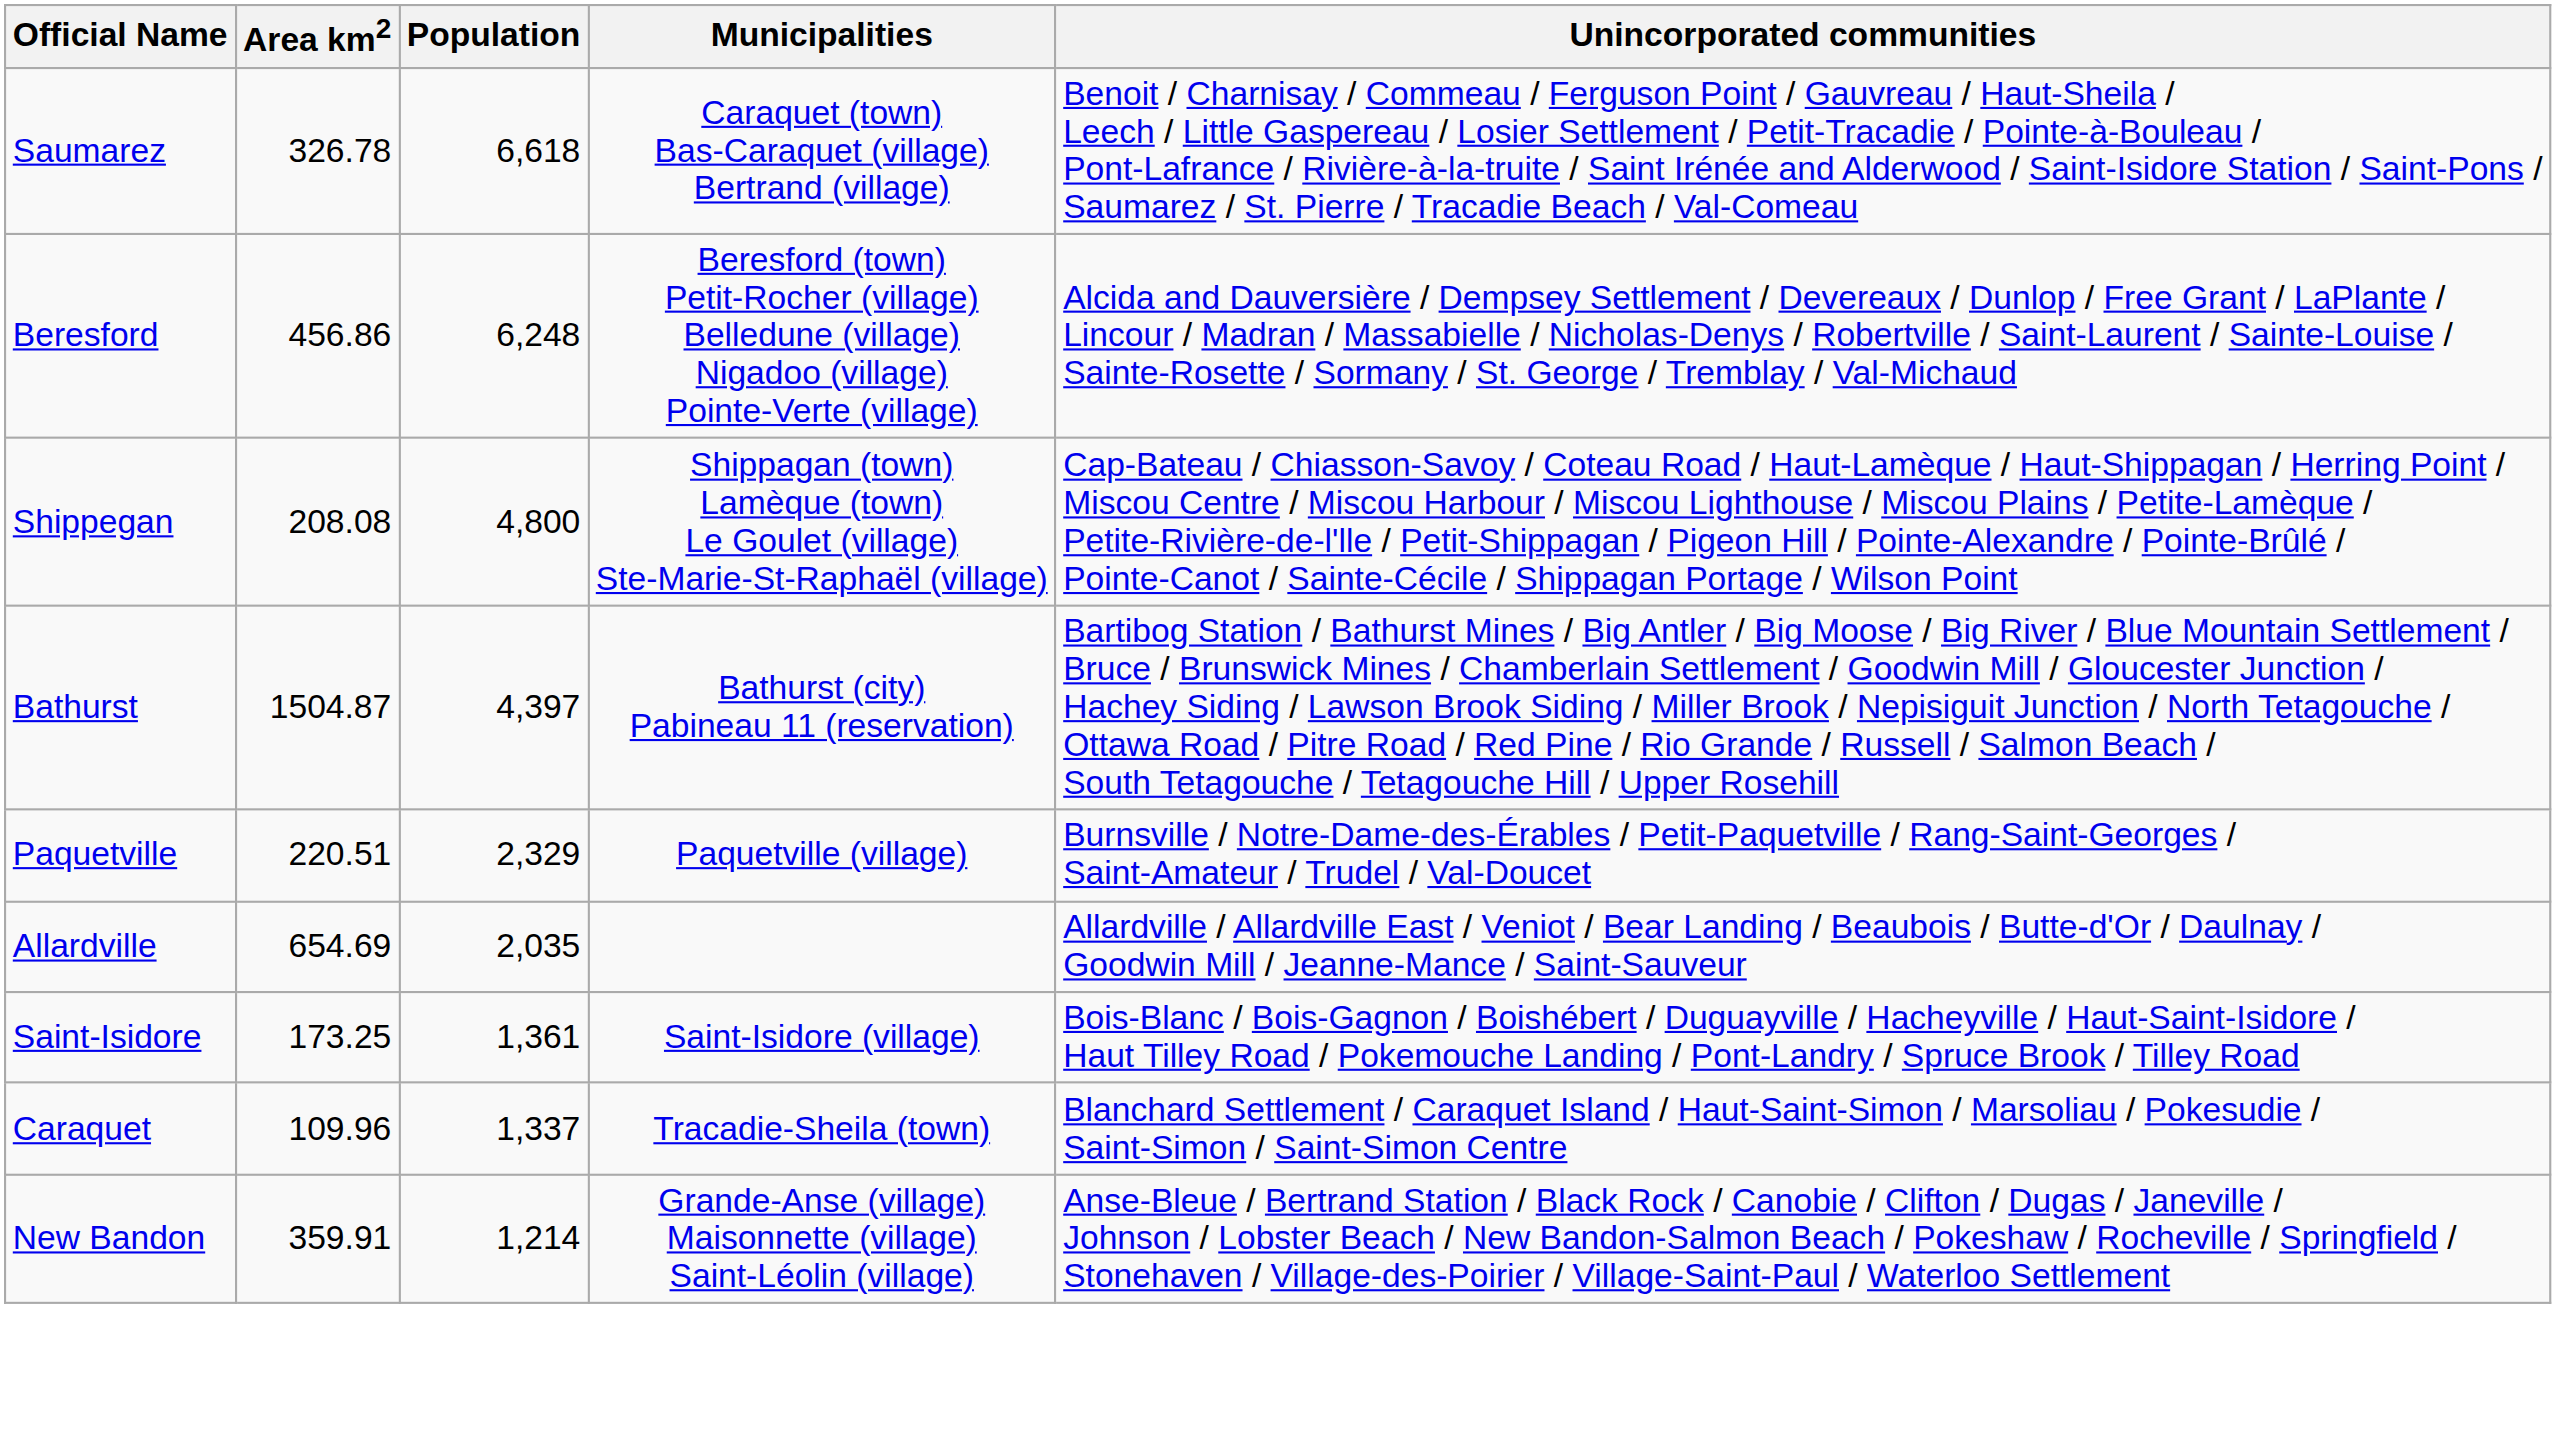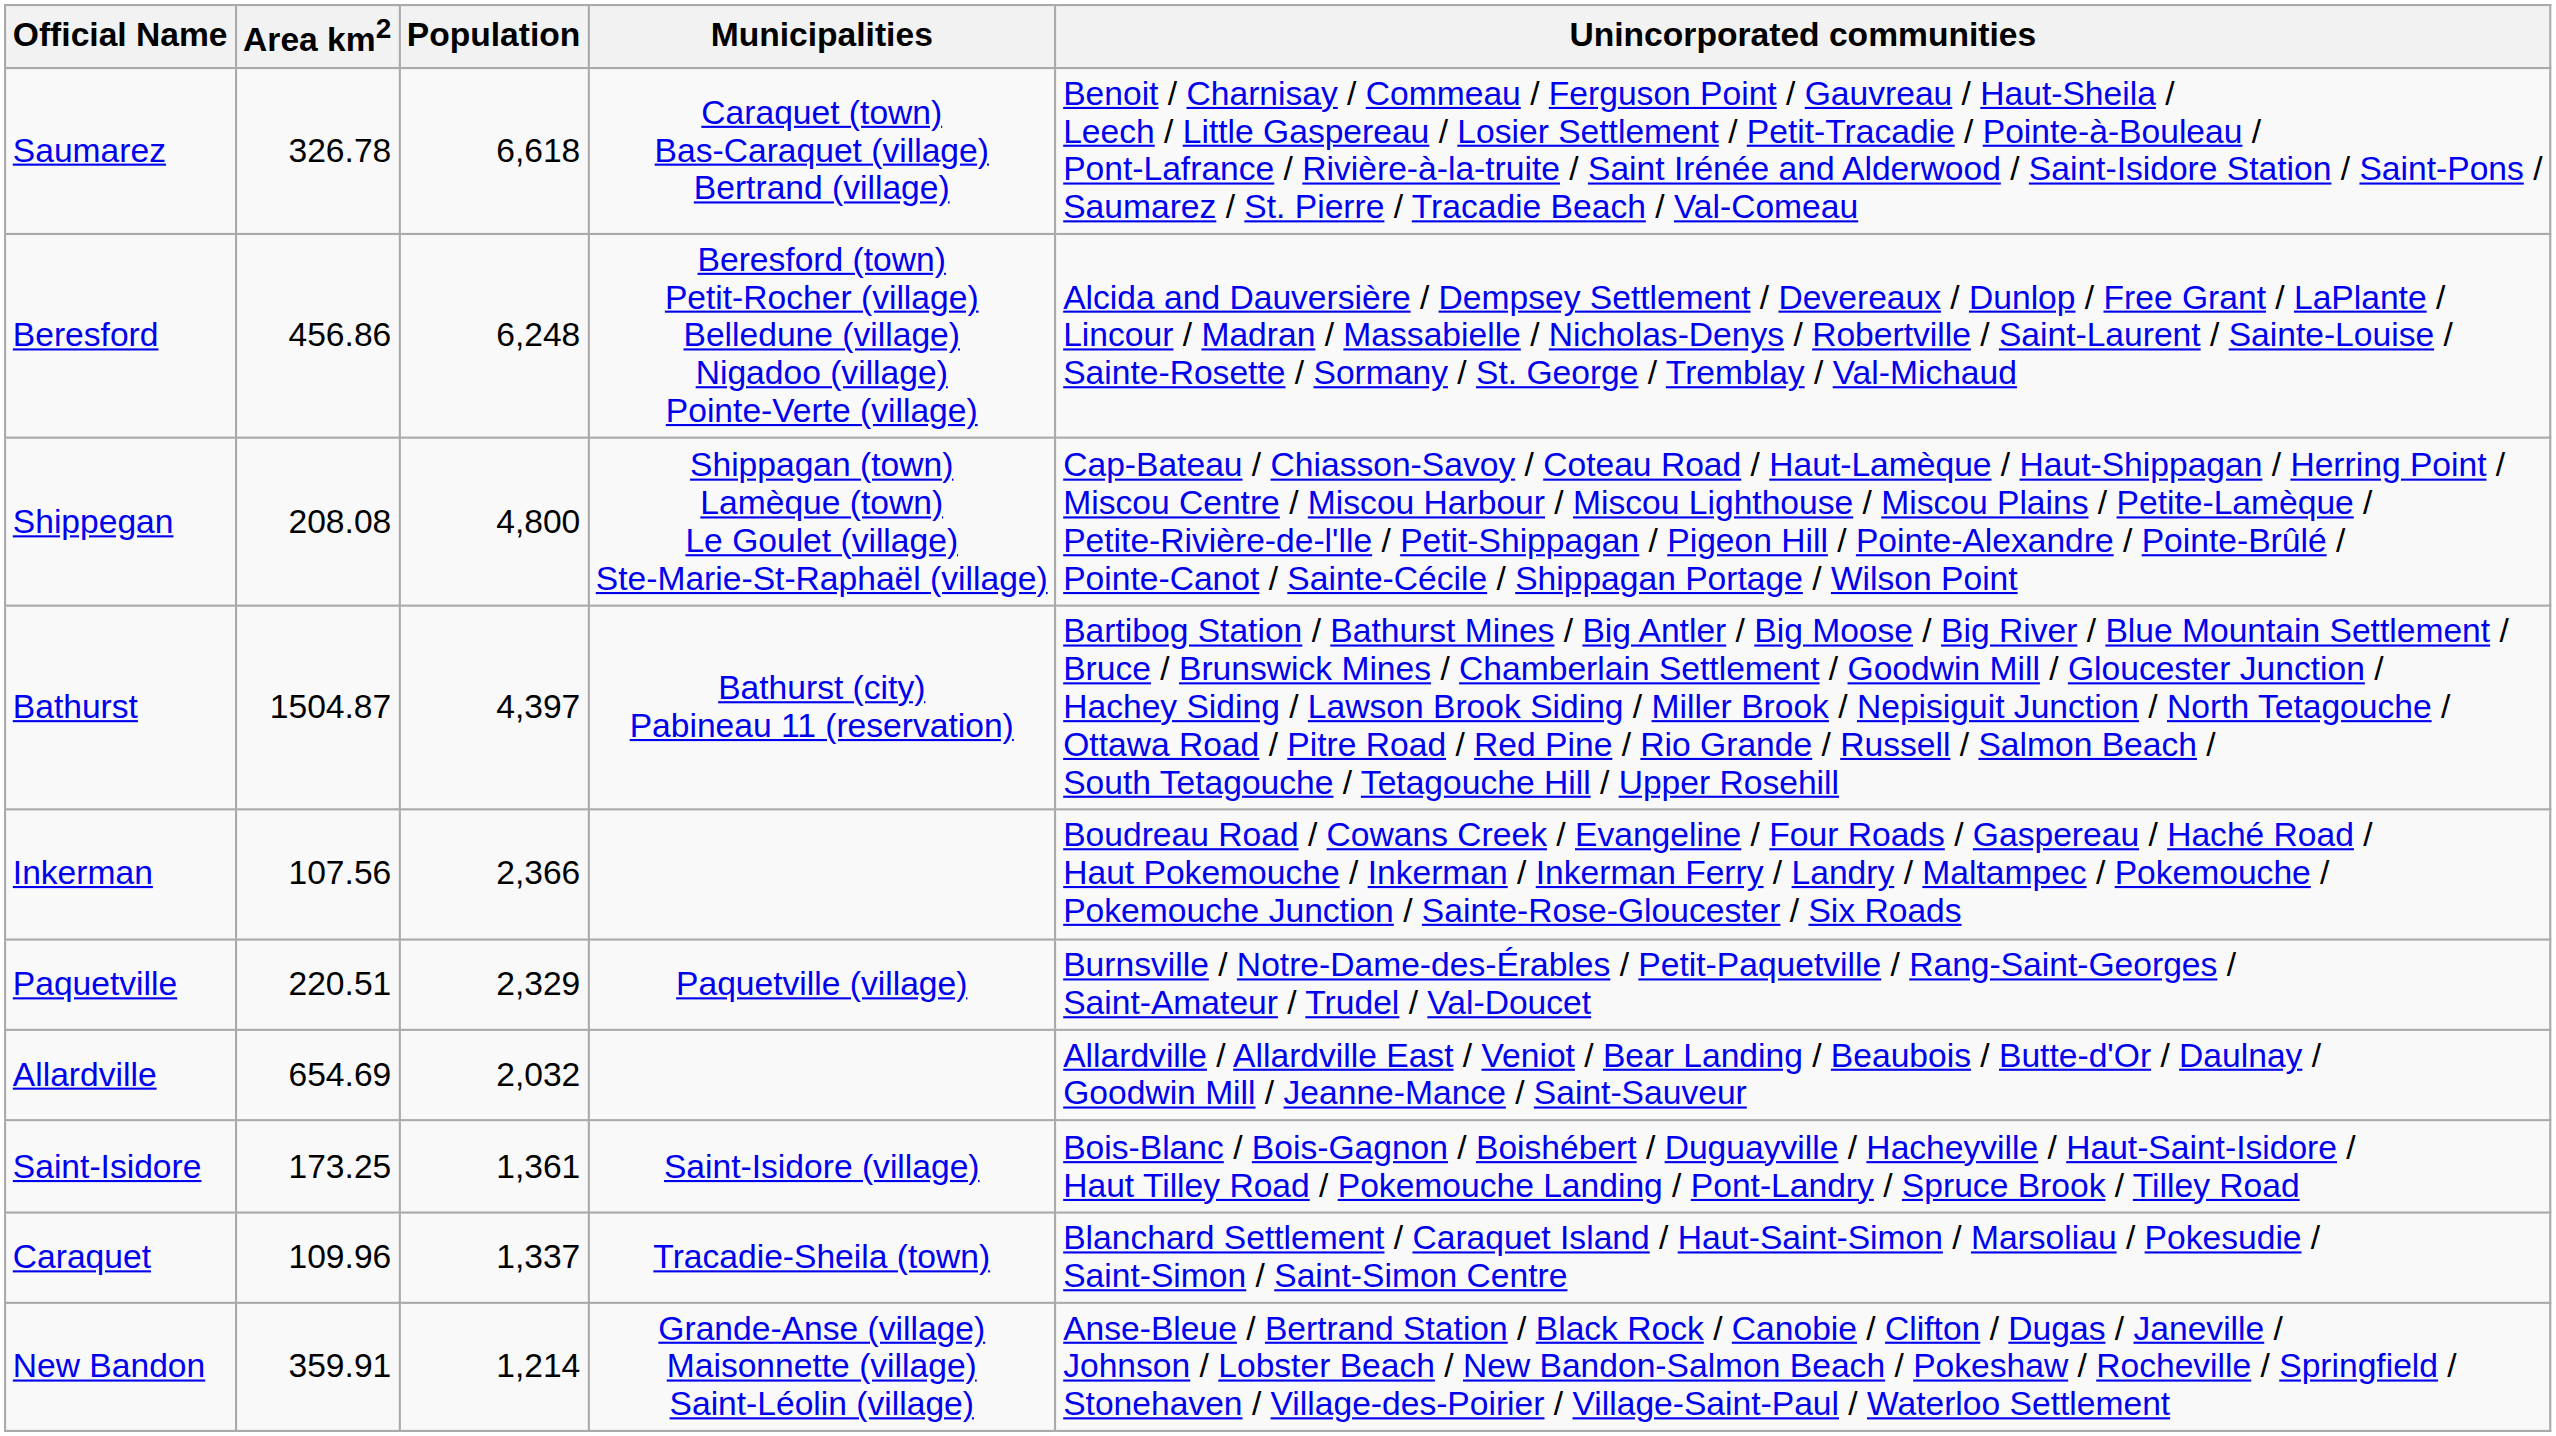+ row: (83, 873)
(538, 945) 2,035 -> (538, 1074) 2,032
